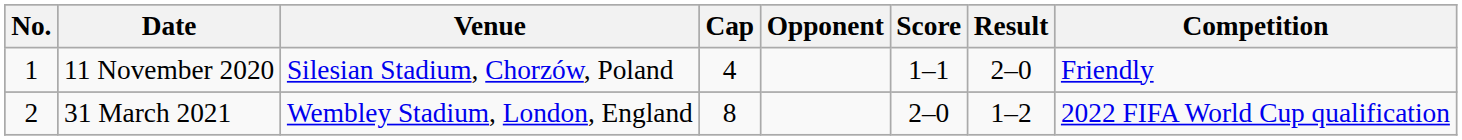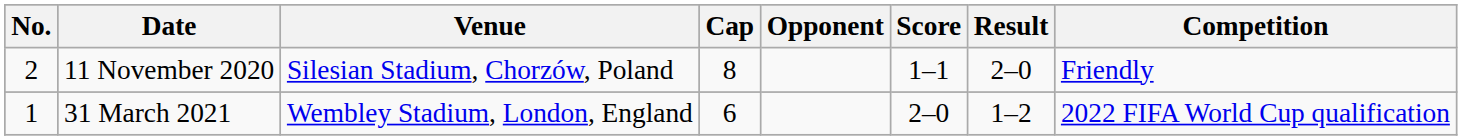(31, 69) 1 -> (31, 69) 2
(730, 69) 4 -> (730, 69) 8
(31, 112) 2 -> (31, 112) 1
(730, 112) 8 -> (730, 112) 6
